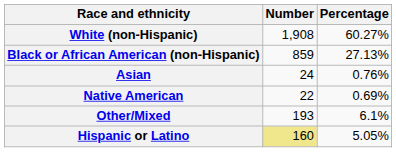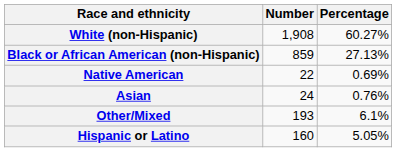rows swapped: (133, 95) <-> (133, 75)
(303, 136) khaki background -> (303, 136) no background
